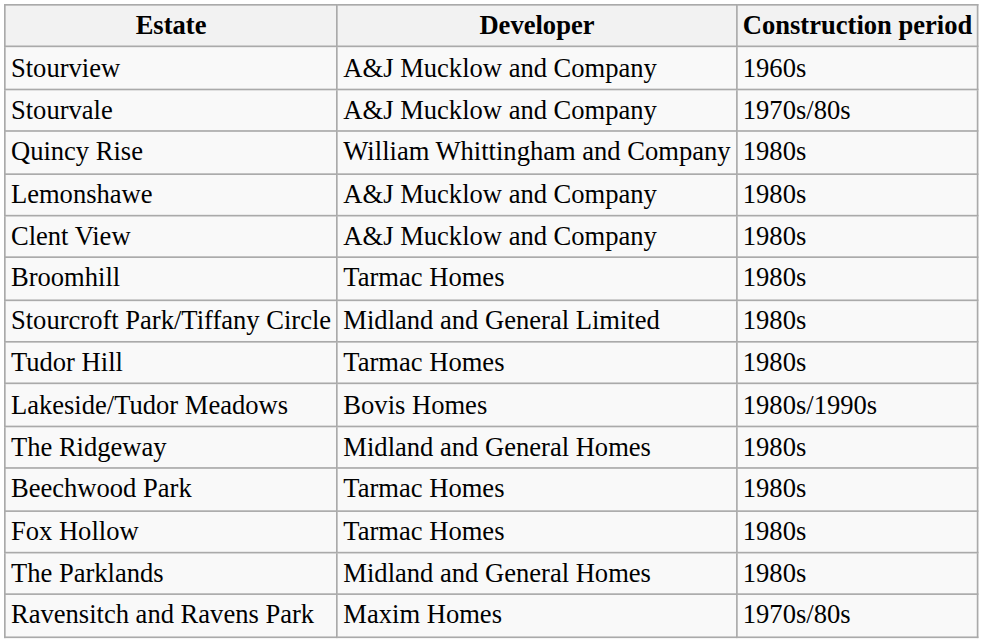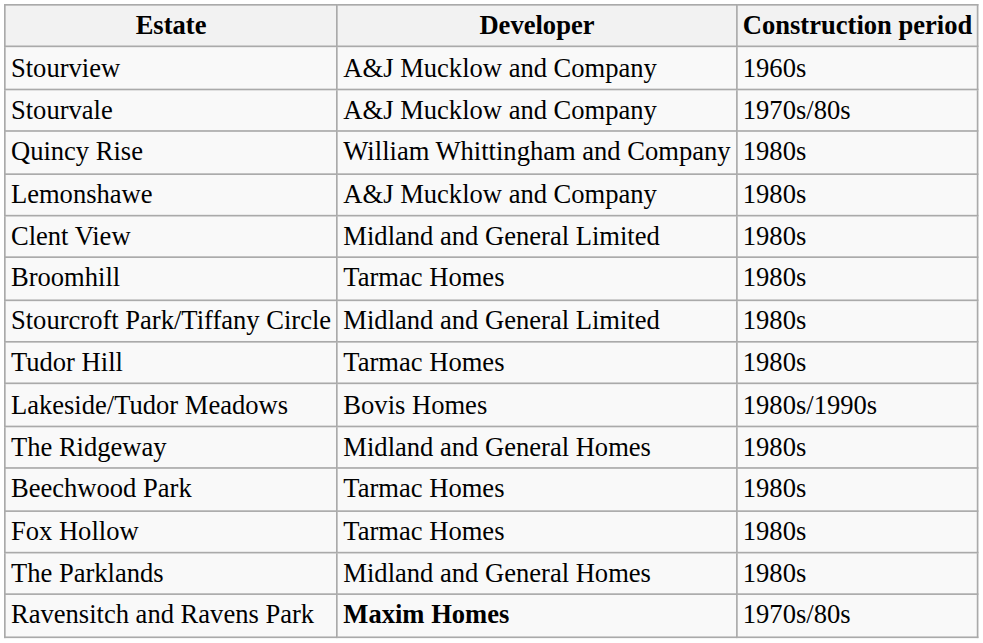(500, 236) A&J Mucklow and Company -> (502, 236) Midland and General Limited
(423, 615) normal -> (426, 615) bold
